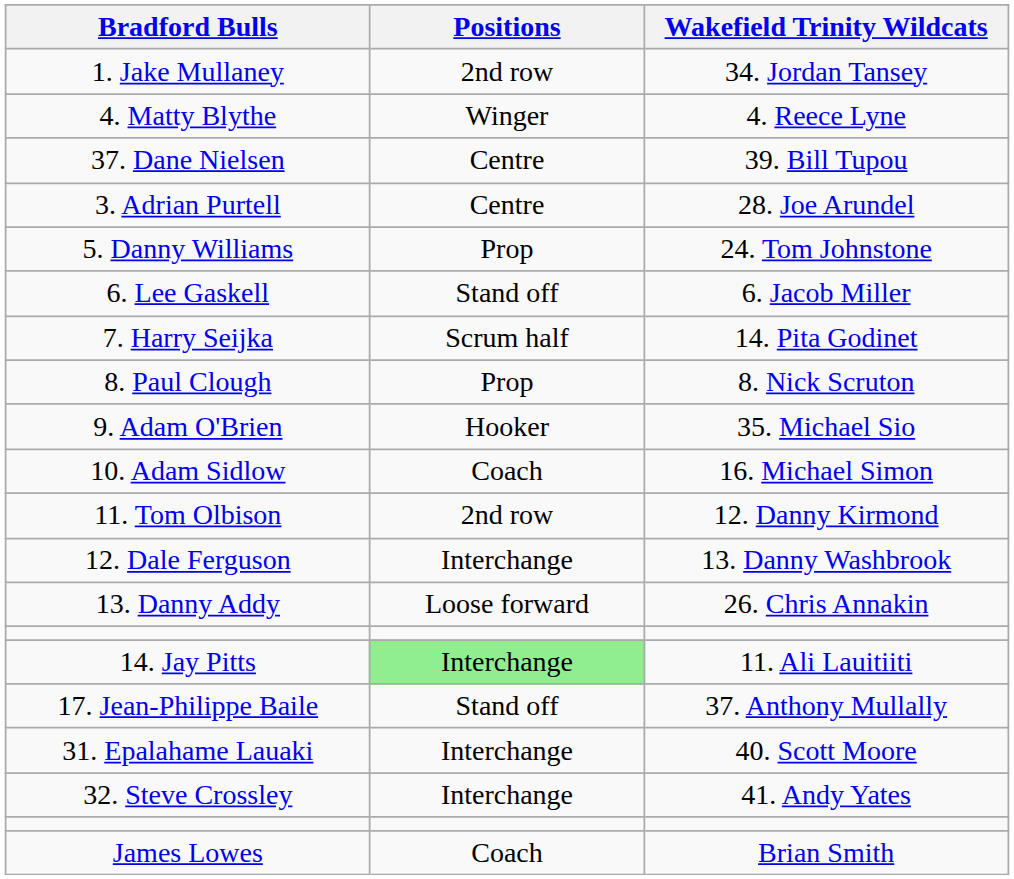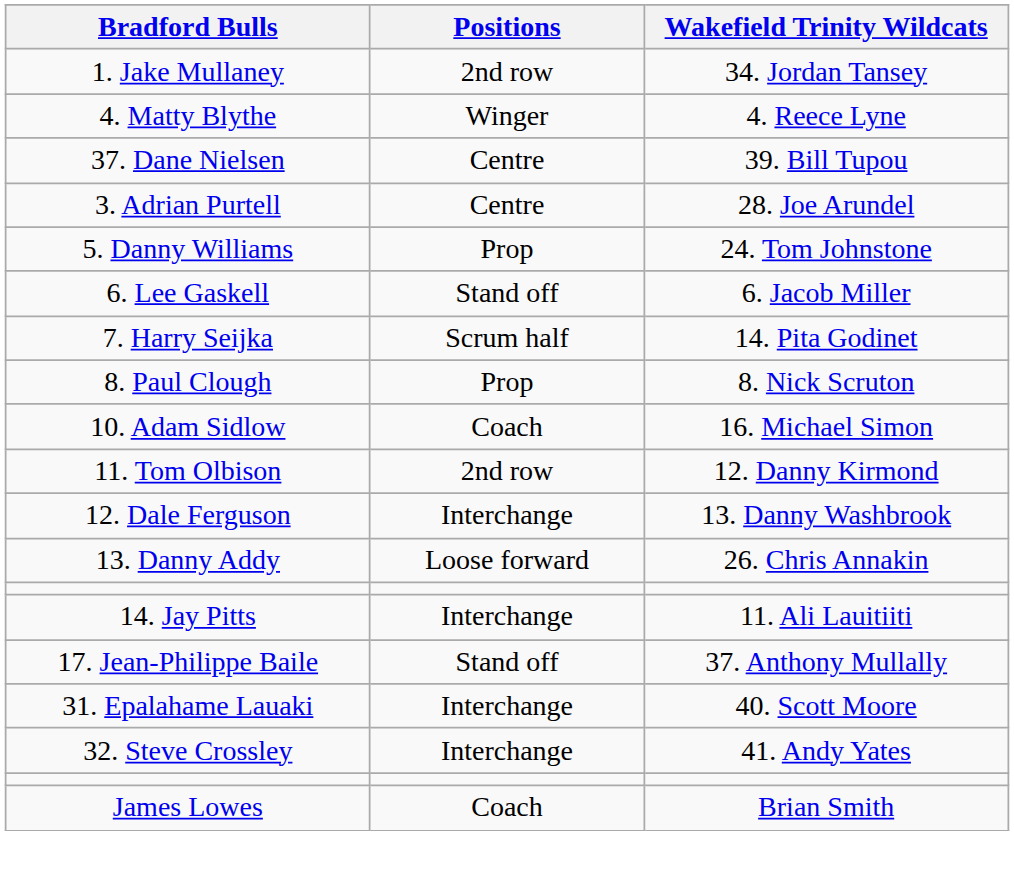- row: (188, 426)
(507, 661) lightgreen background -> (507, 616) no background
